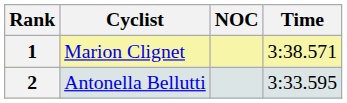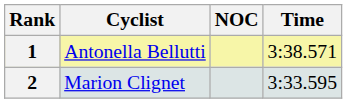(125, 51) Marion Clignet -> (135, 51) Antonella Bellutti
(135, 82) Antonella Bellutti -> (125, 82) Marion Clignet
